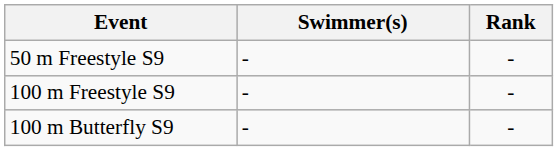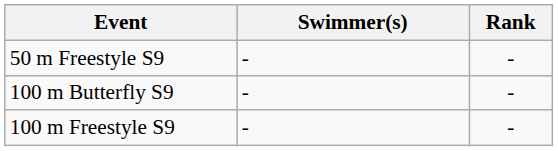rows swapped: (92, 92) <-> (92, 127)
